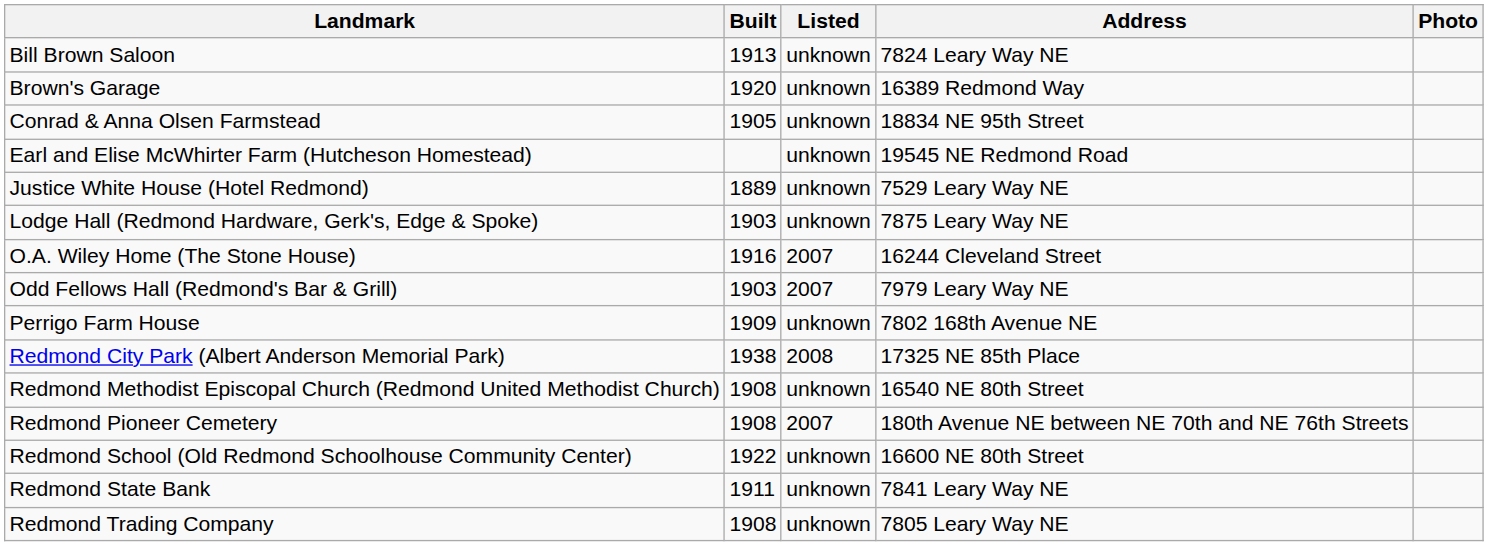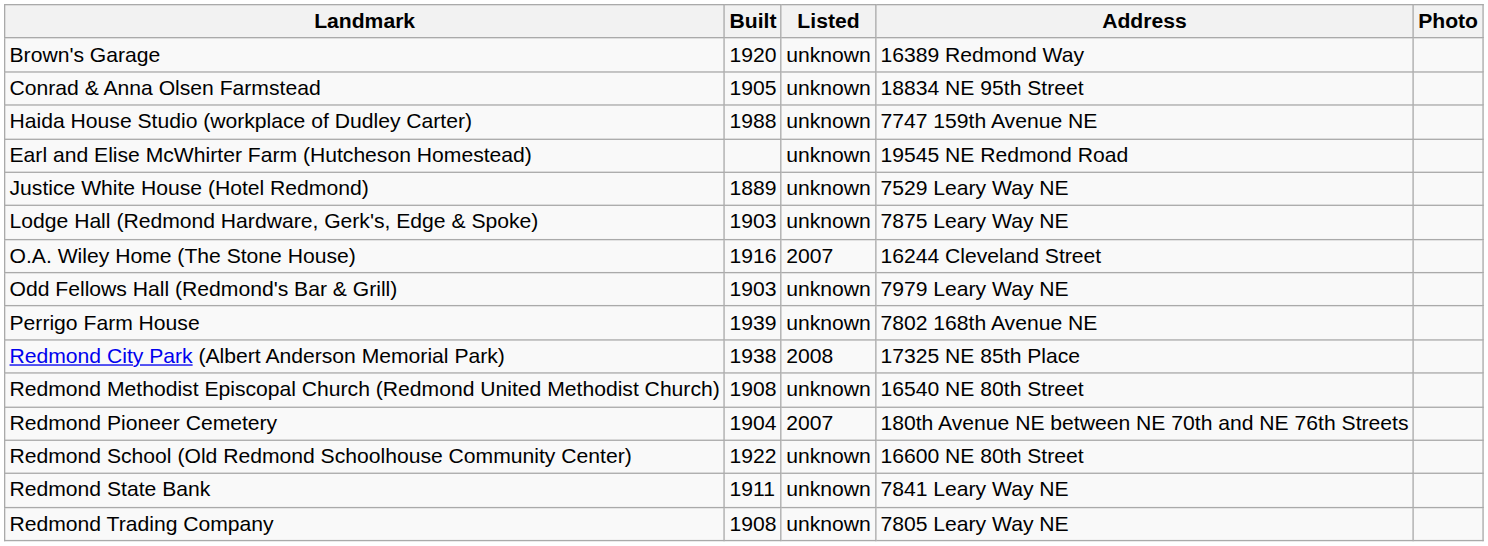- row: (92, 54)
+ row: (241, 121)
(810, 289) 2007 -> (828, 289) unknown
(753, 322) 1909 -> (753, 322) 1939
(753, 423) 1908 -> (753, 423) 1904
